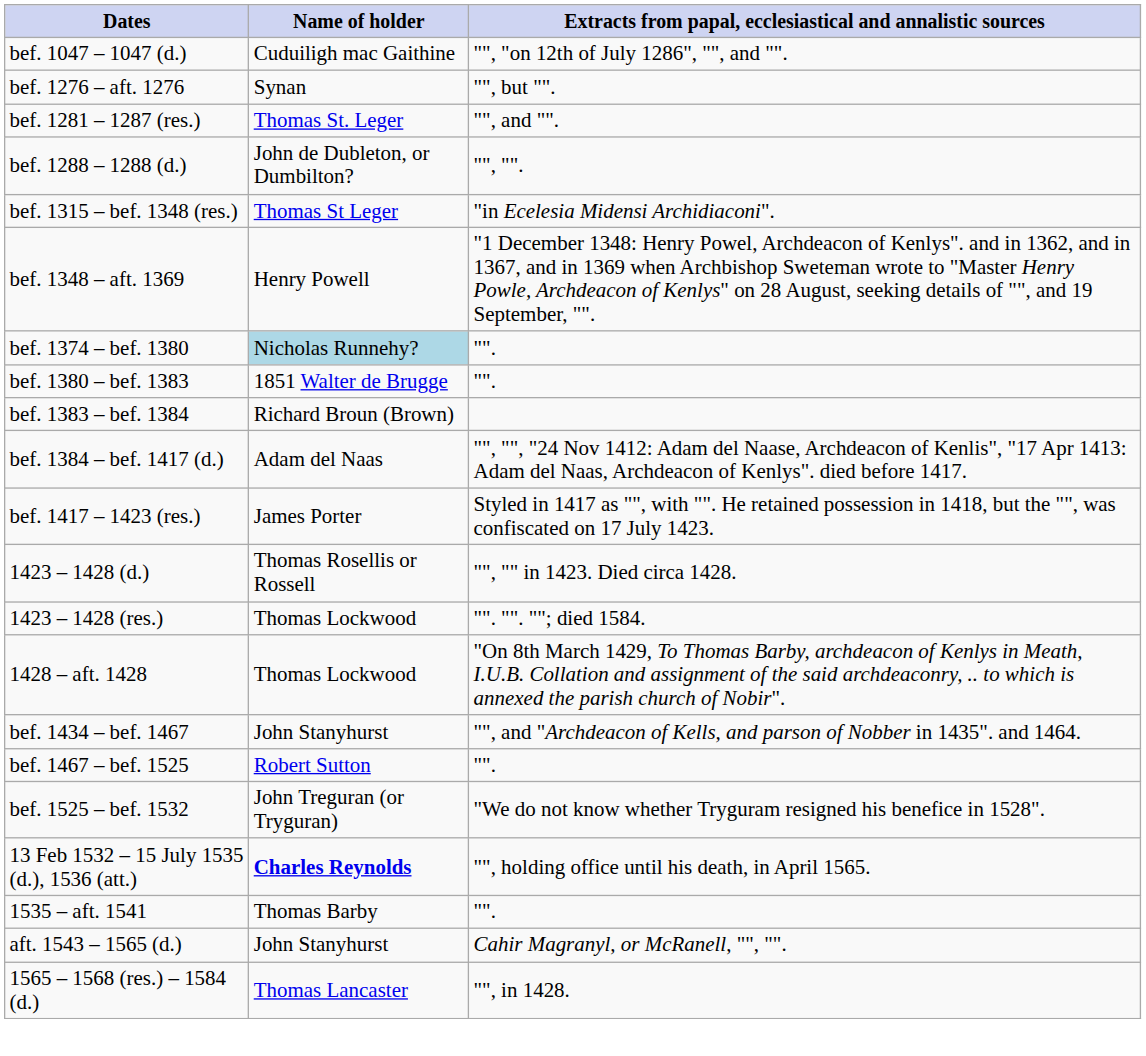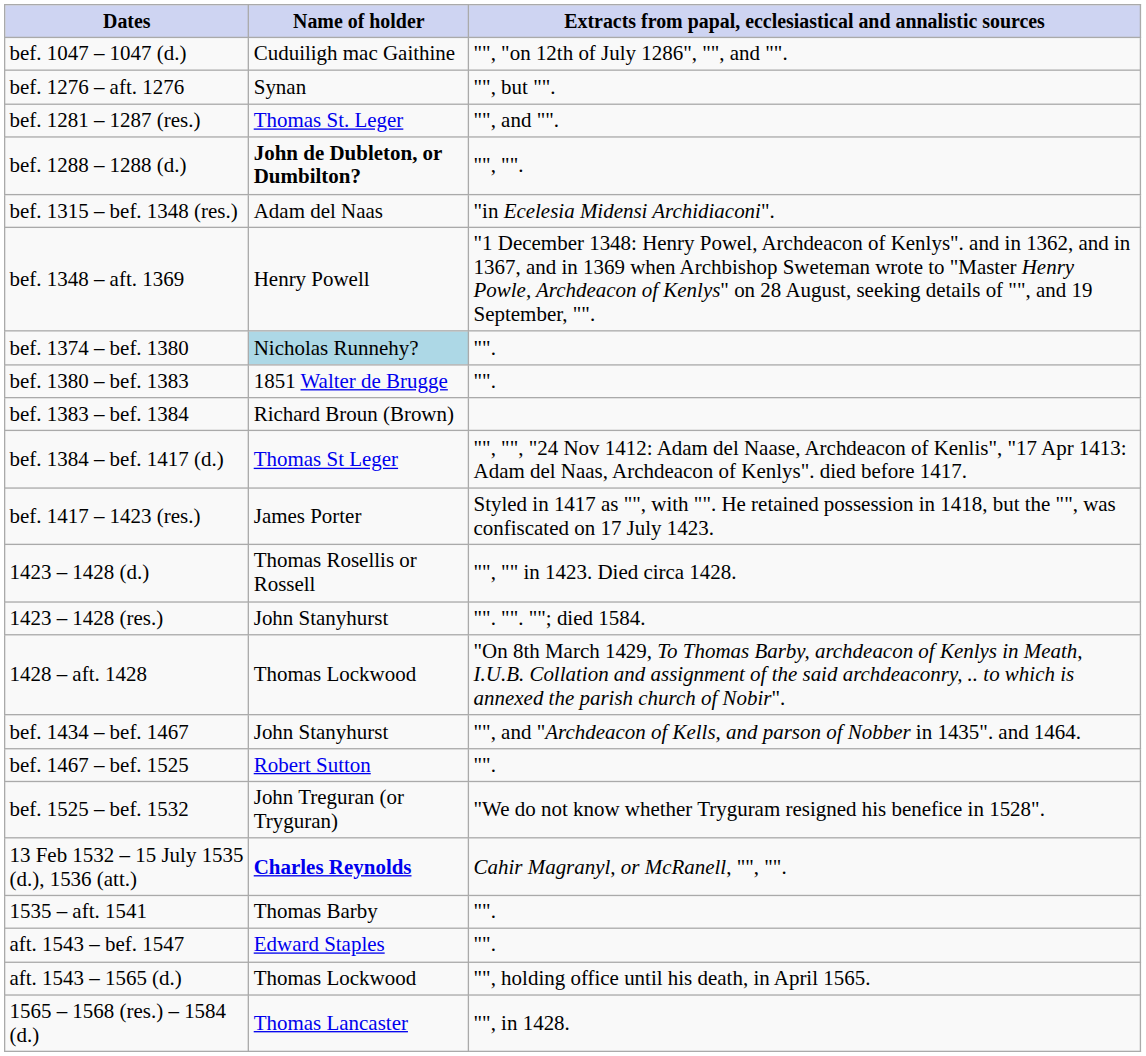(342, 165) normal -> (348, 165) bold
(326, 210) Thomas St Leger -> (318, 210) Adam del Naas
(318, 459) Adam del Naas -> (326, 459) Thomas St Leger
(335, 617) Thomas Lockwood -> (321, 617) John Stanyhurst
(672, 866) "", holding office until his death, in April 1565. -> (630, 866) Cahir Magranyl, or McRanell, "", "".
+ row: (97, 944)
(321, 944) John Stanyhurst -> (335, 978) Thomas Lockwood
(630, 944) Cahir Magranyl, or McRanell, "", "". -> (672, 978) "", holding office until his death, in April 1565.
